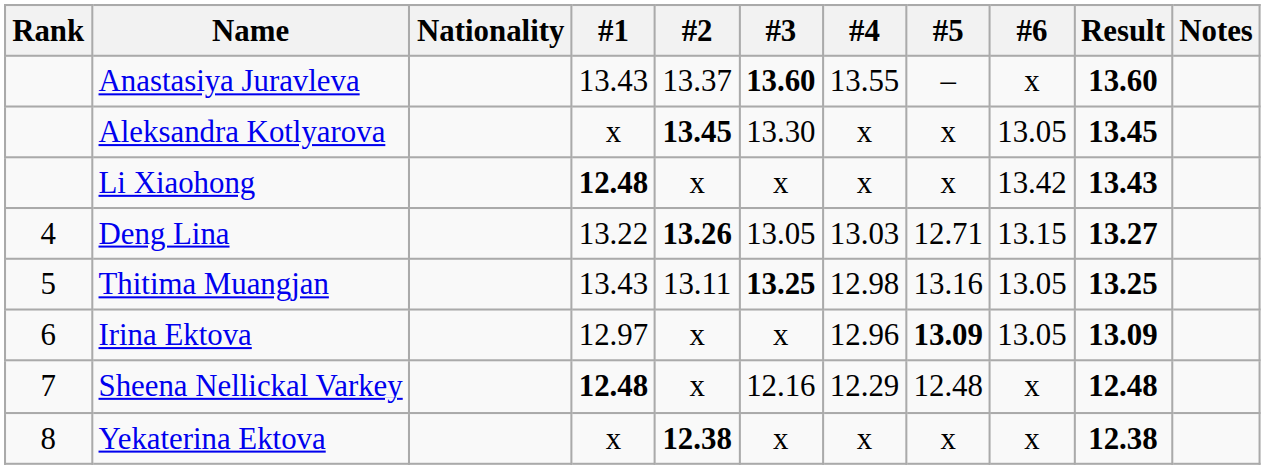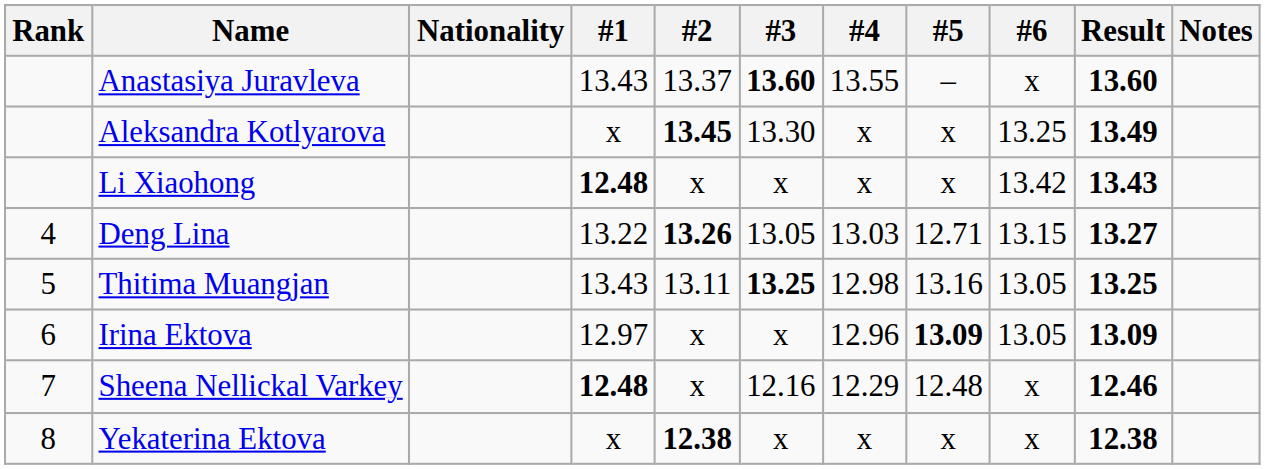(1032, 131) 13.05 -> (1032, 131) 13.25
(1123, 131) 13.45 -> (1123, 131) 13.49
(1123, 386) 12.48 -> (1123, 386) 12.46
